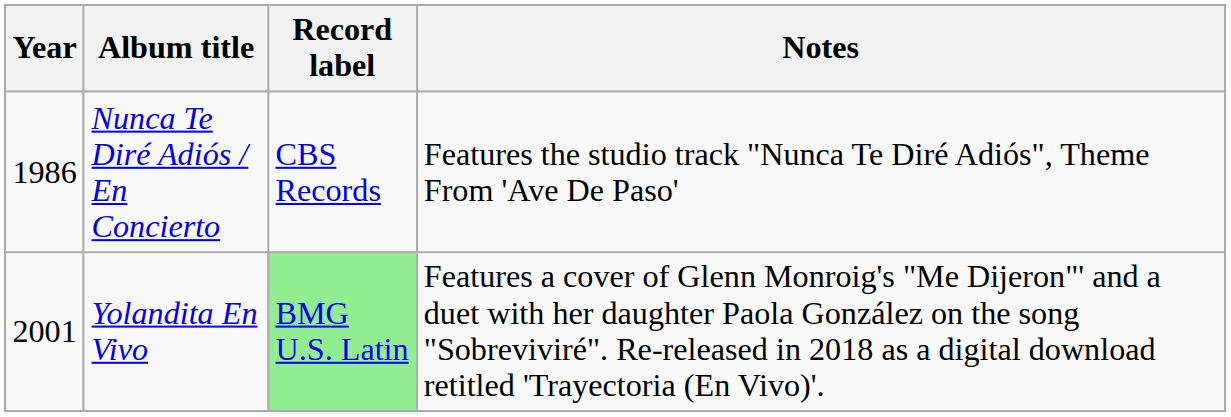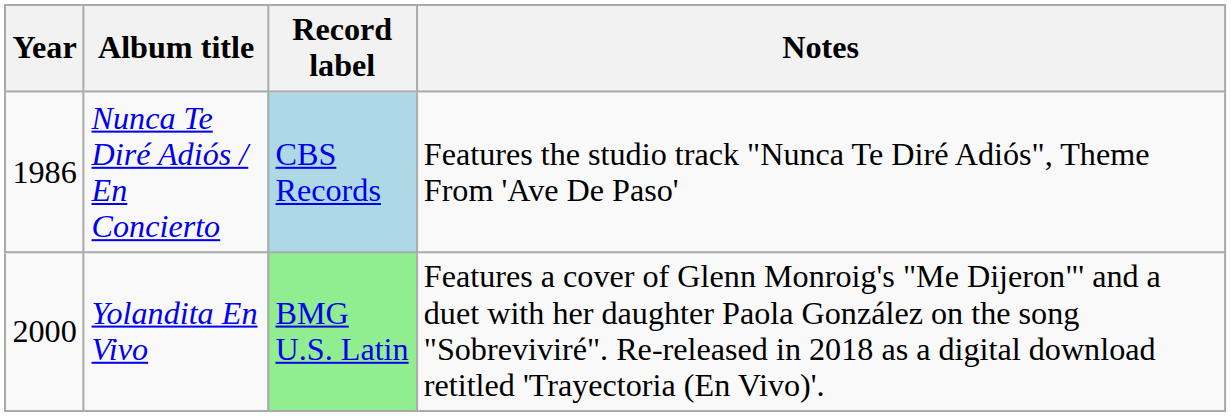(328, 171) no background -> (328, 171) lightblue background
(45, 330) 2001 -> (45, 330) 2000
